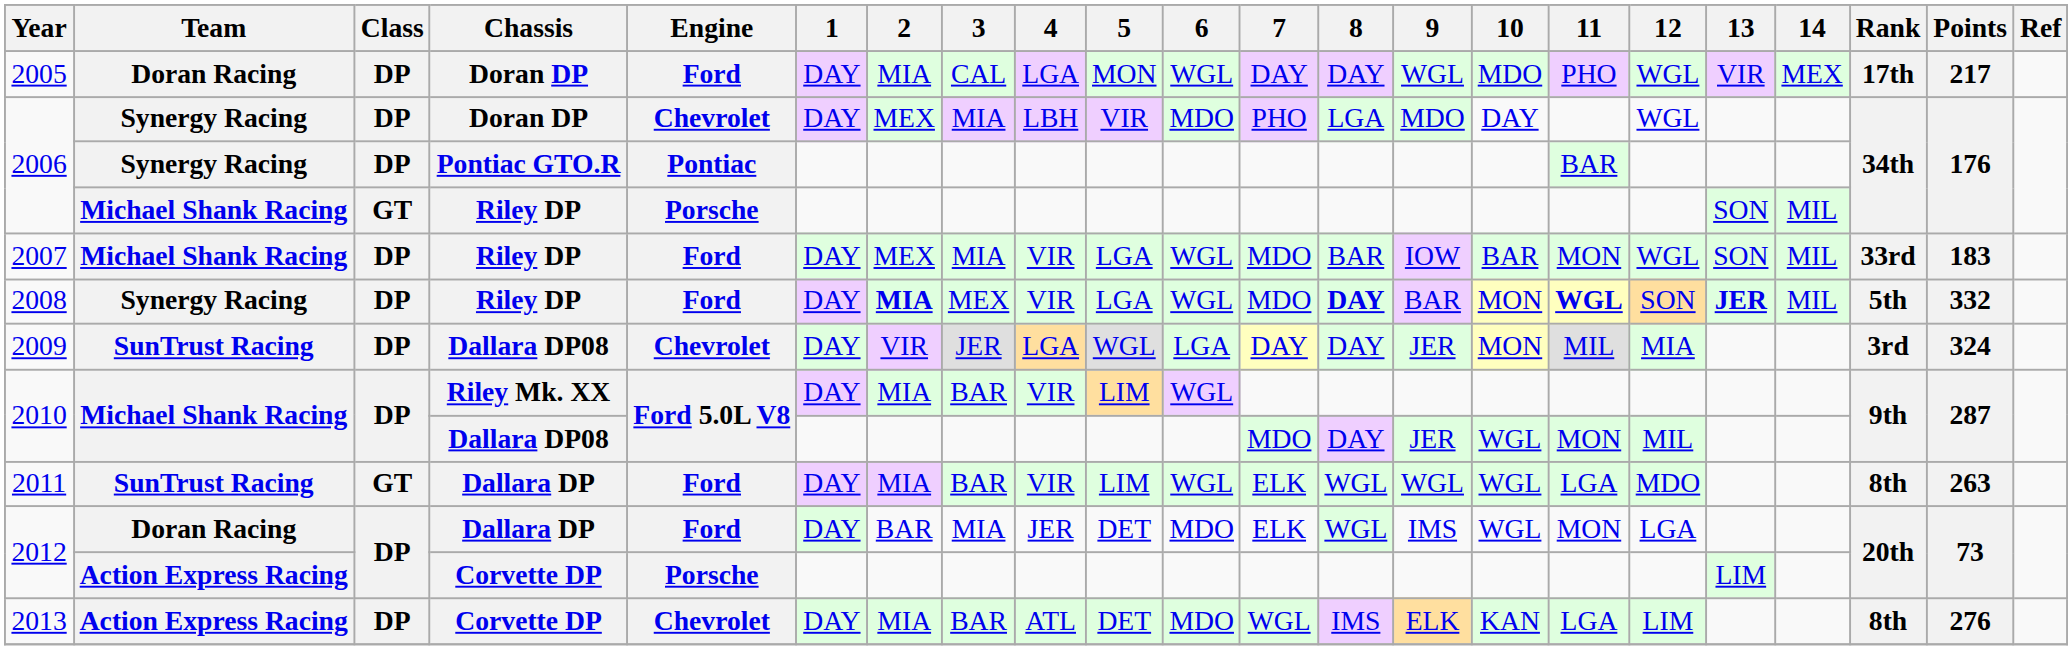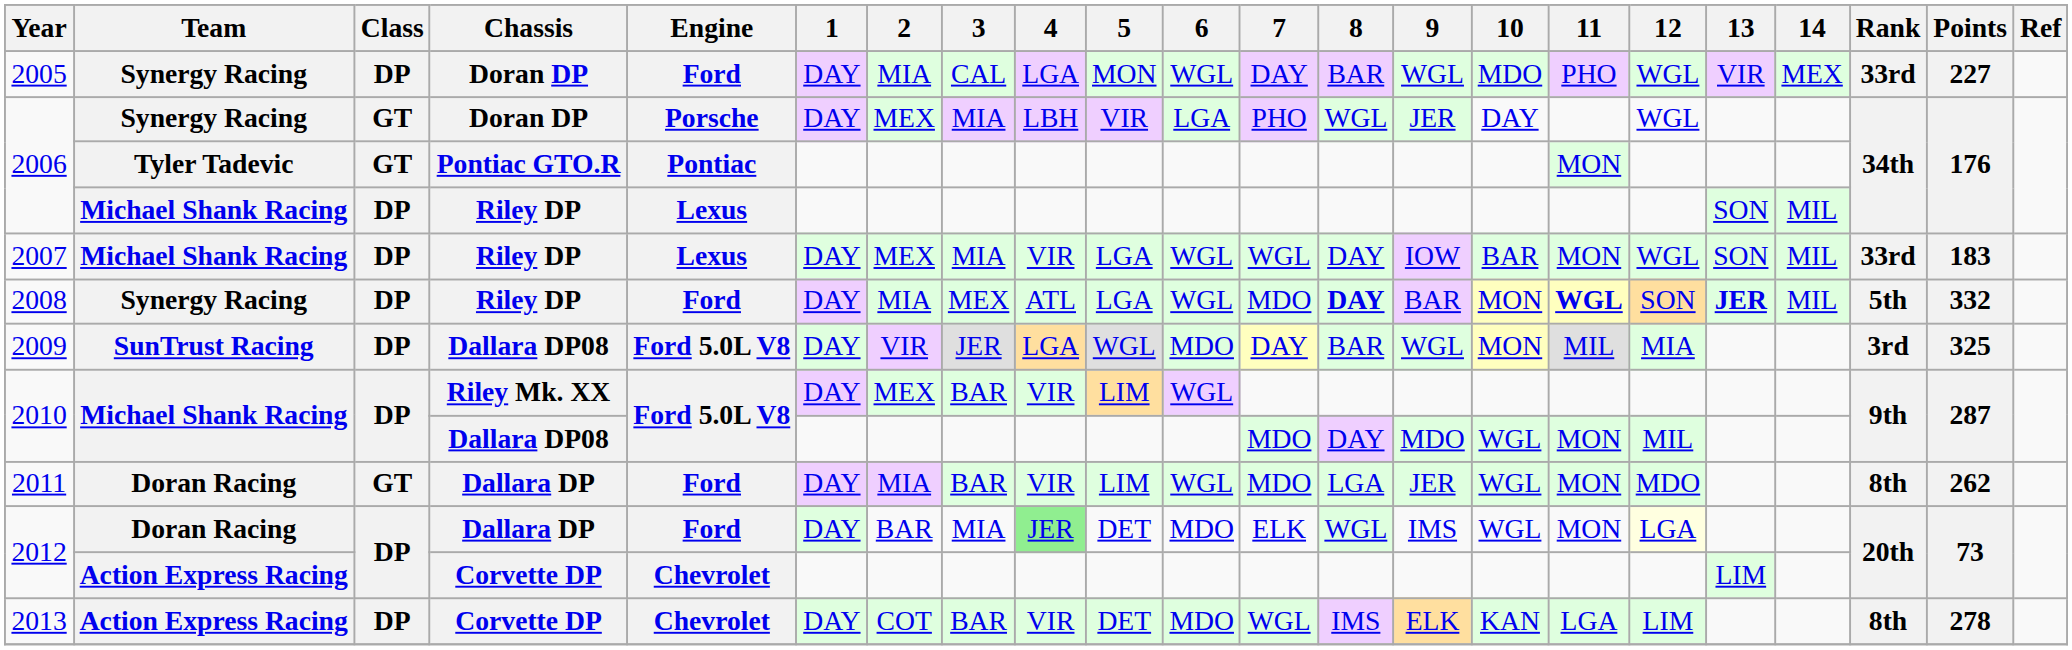(214, 73) Doran Racing -> (214, 73) Synergy Racing
(1356, 73) DAY -> (1356, 73) BAR
(1888, 73) 17th -> (1888, 73) 33rd
(1970, 73) 217 -> (1970, 73) 227
(392, 118) DP -> (392, 118) GT
(712, 118) Chevrolet -> (712, 118) Porsche
(1202, 118) MDO -> (1202, 118) LGA
(1356, 118) LGA -> (1356, 118) WGL
(1433, 118) MDO -> (1433, 118) JER
(214, 164) Synergy Racing -> (214, 164) Tyler Tadevic
(392, 164) DP -> (392, 164) GT
(1589, 164) BAR -> (1589, 164) MON
(392, 210) GT -> (392, 210) DP
(712, 210) Porsche -> (712, 210) Lexus
(712, 255) Ford -> (712, 255) Lexus
(1279, 255) MDO -> (1279, 255) WGL
(1356, 255) BAR -> (1356, 255) DAY
(904, 301) bold -> (904, 301) normal
(1051, 301) VIR -> (1051, 301) ATL
(712, 346) Chevrolet -> (712, 346) Ford 5.0L V8
(1202, 346) LGA -> (1202, 346) MDO
(1356, 346) DAY -> (1356, 346) BAR
(1433, 346) JER -> (1432, 346) WGL
(1970, 346) 324 -> (1970, 346) 325
(904, 392) MIA -> (904, 392) MEX
(1433, 438) JER -> (1433, 438) MDO
(214, 483) SunTrust Racing -> (214, 483) Doran Racing
(1279, 483) ELK -> (1279, 483) MDO
(1356, 483) WGL -> (1356, 483) LGA
(1432, 483) WGL -> (1433, 483) JER
(1589, 483) LGA -> (1589, 483) MON
(1970, 483) 263 -> (1970, 483) 262
(1051, 529) no background -> (1051, 529) lightgreen background
(1668, 529) no background -> (1668, 529) lightyellow background
(712, 574) Porsche -> (712, 574) Chevrolet
(904, 620) MIA -> (904, 620) COT
(1051, 620) ATL -> (1051, 620) VIR
(1970, 620) 276 -> (1970, 620) 278
